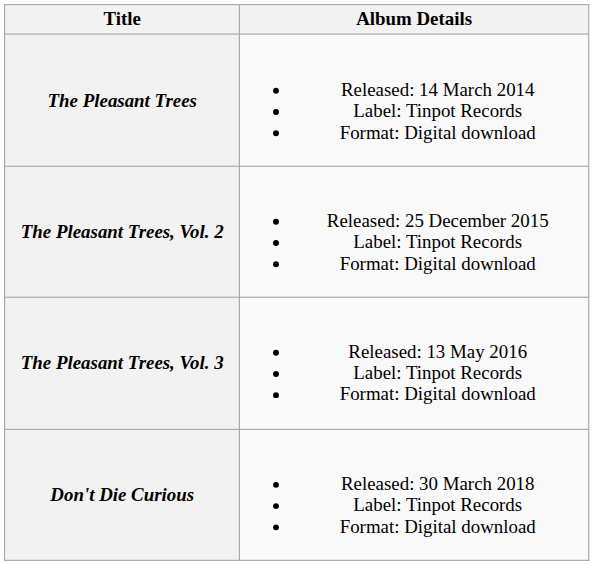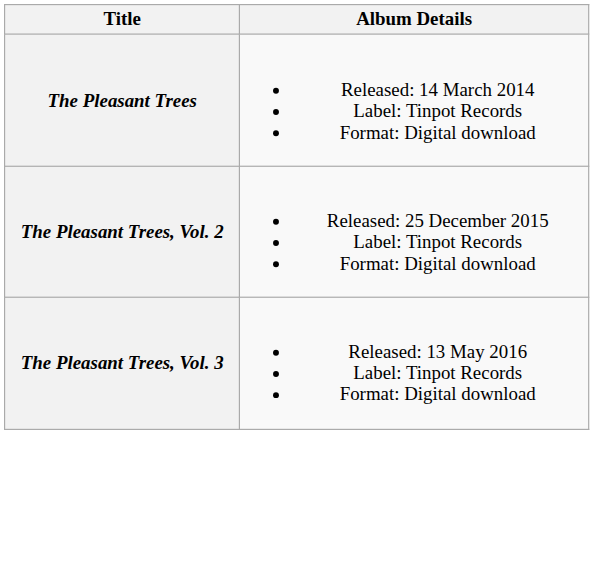- row: (122, 494)
